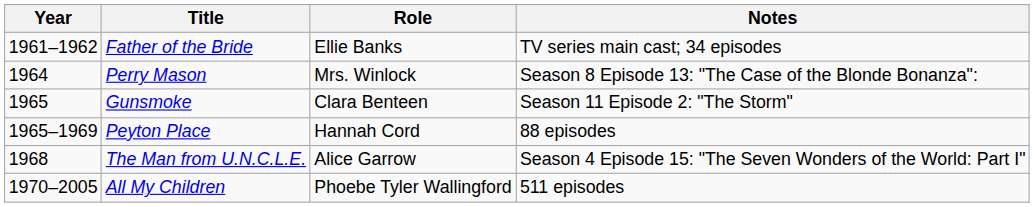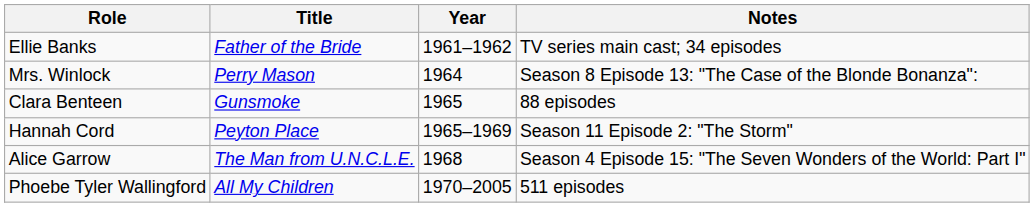columns swapped: (53, 18) <-> (413, 18)
(656, 103) Season 11 Episode 2: "The Storm" -> (568, 103) 88 episodes
(568, 131) 88 episodes -> (656, 131) Season 11 Episode 2: "The Storm"
